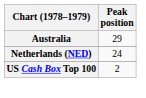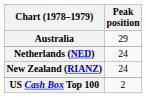+ row: (54, 69)
